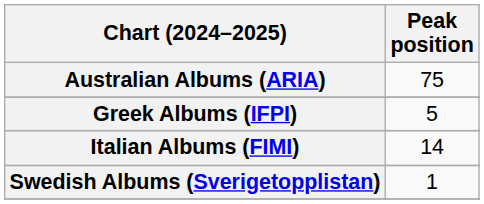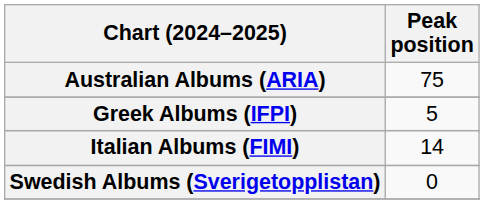(432, 181) 1 -> (432, 181) 0
